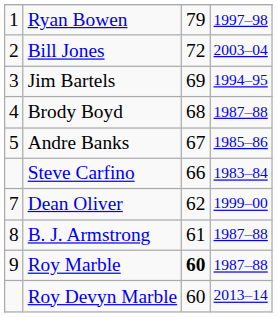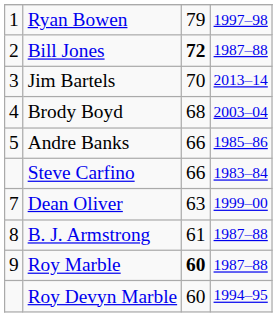(196, 50) normal -> (196, 50) bold
(241, 50) 2003–04 -> (241, 50) 1987–88
(196, 81) 69 -> (196, 81) 70
(241, 81) 1994–95 -> (241, 81) 2013–14
(241, 111) 1987–88 -> (241, 111) 2003–04
(196, 142) 67 -> (196, 142) 66
(196, 204) 62 -> (196, 204) 63
(241, 296) 2013–14 -> (241, 296) 1994–95
